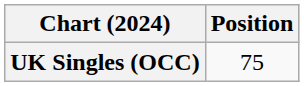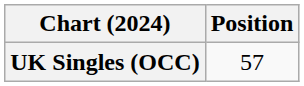(252, 61) 75 -> (252, 61) 57
